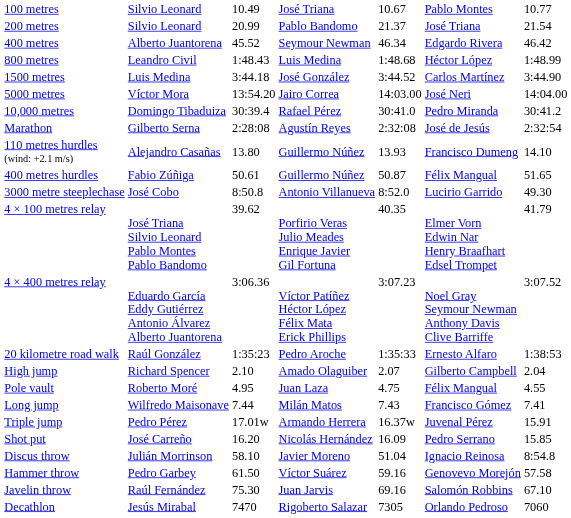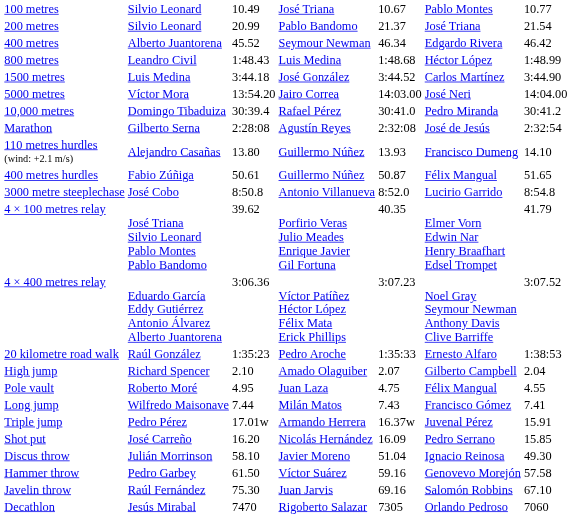(538, 192) 49.30 -> (540, 192) 8:54.8
(540, 455) 8:54.8 -> (538, 455) 49.30
